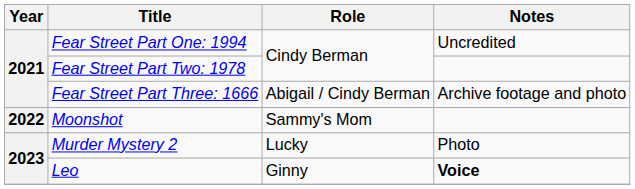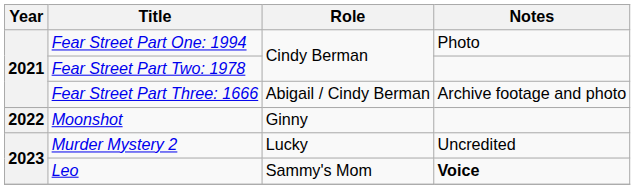(477, 42) Uncredited -> (459, 42) Photo
(319, 119) Sammy's Mom -> (287, 119) Ginny
(459, 145) Photo -> (477, 145) Uncredited
(287, 171) Ginny -> (319, 171) Sammy's Mom
